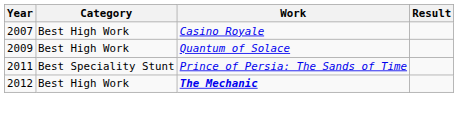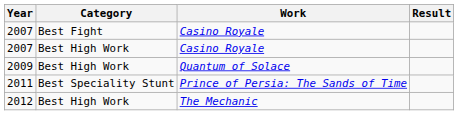+ row: (20, 31)
(219, 84) bold -> (219, 101) normal
